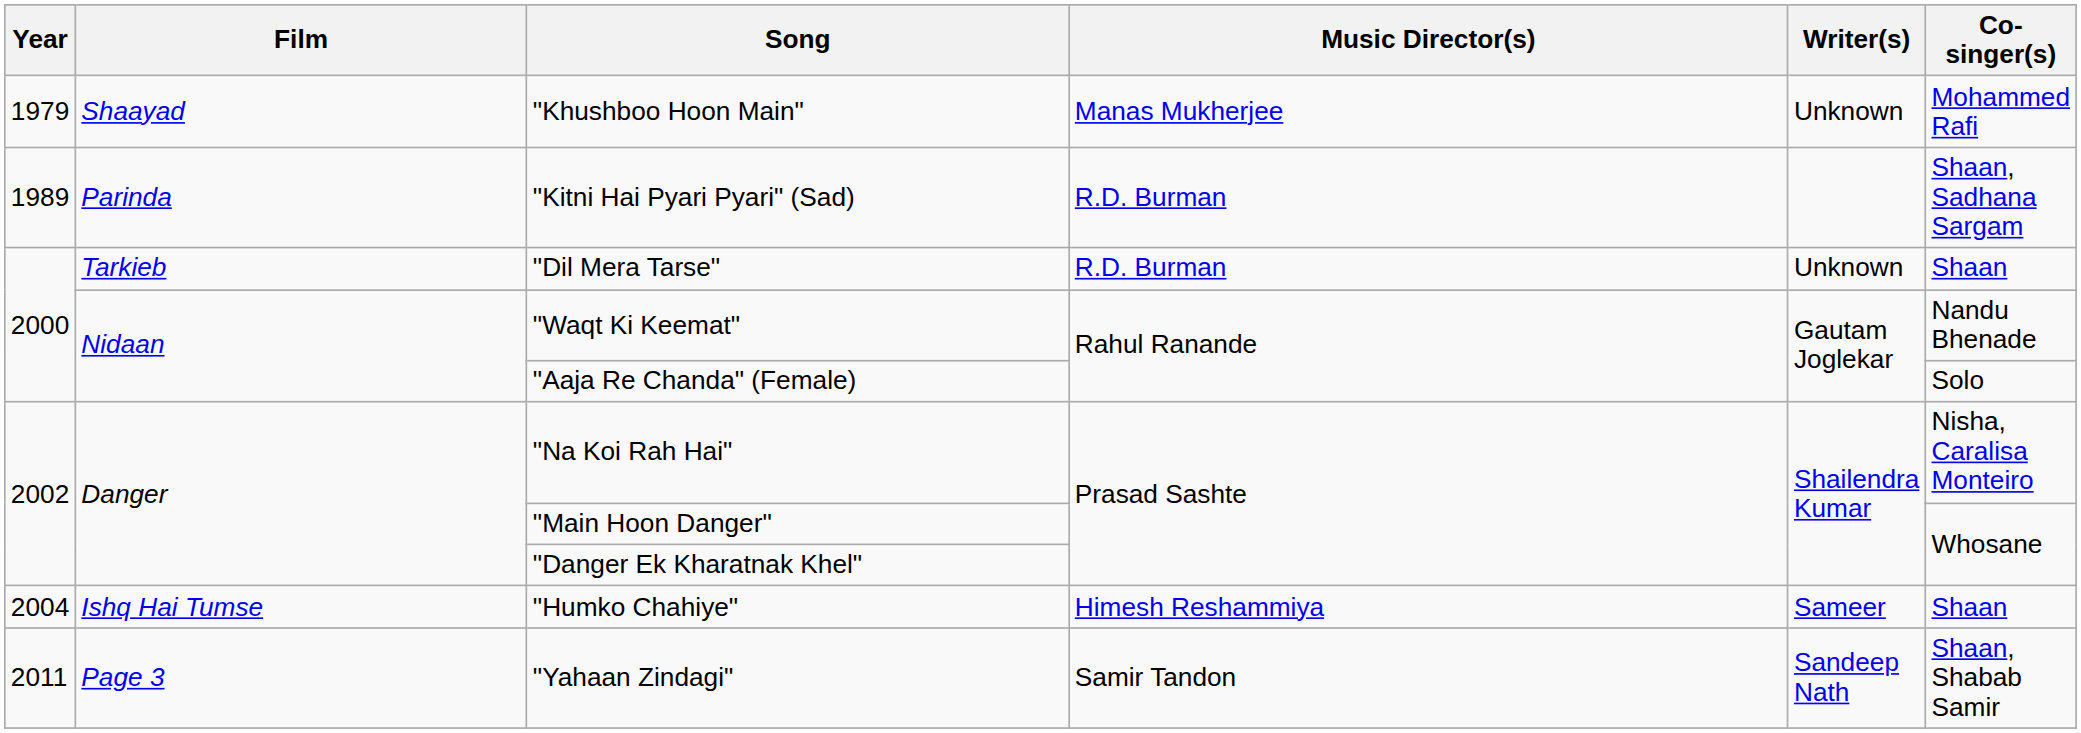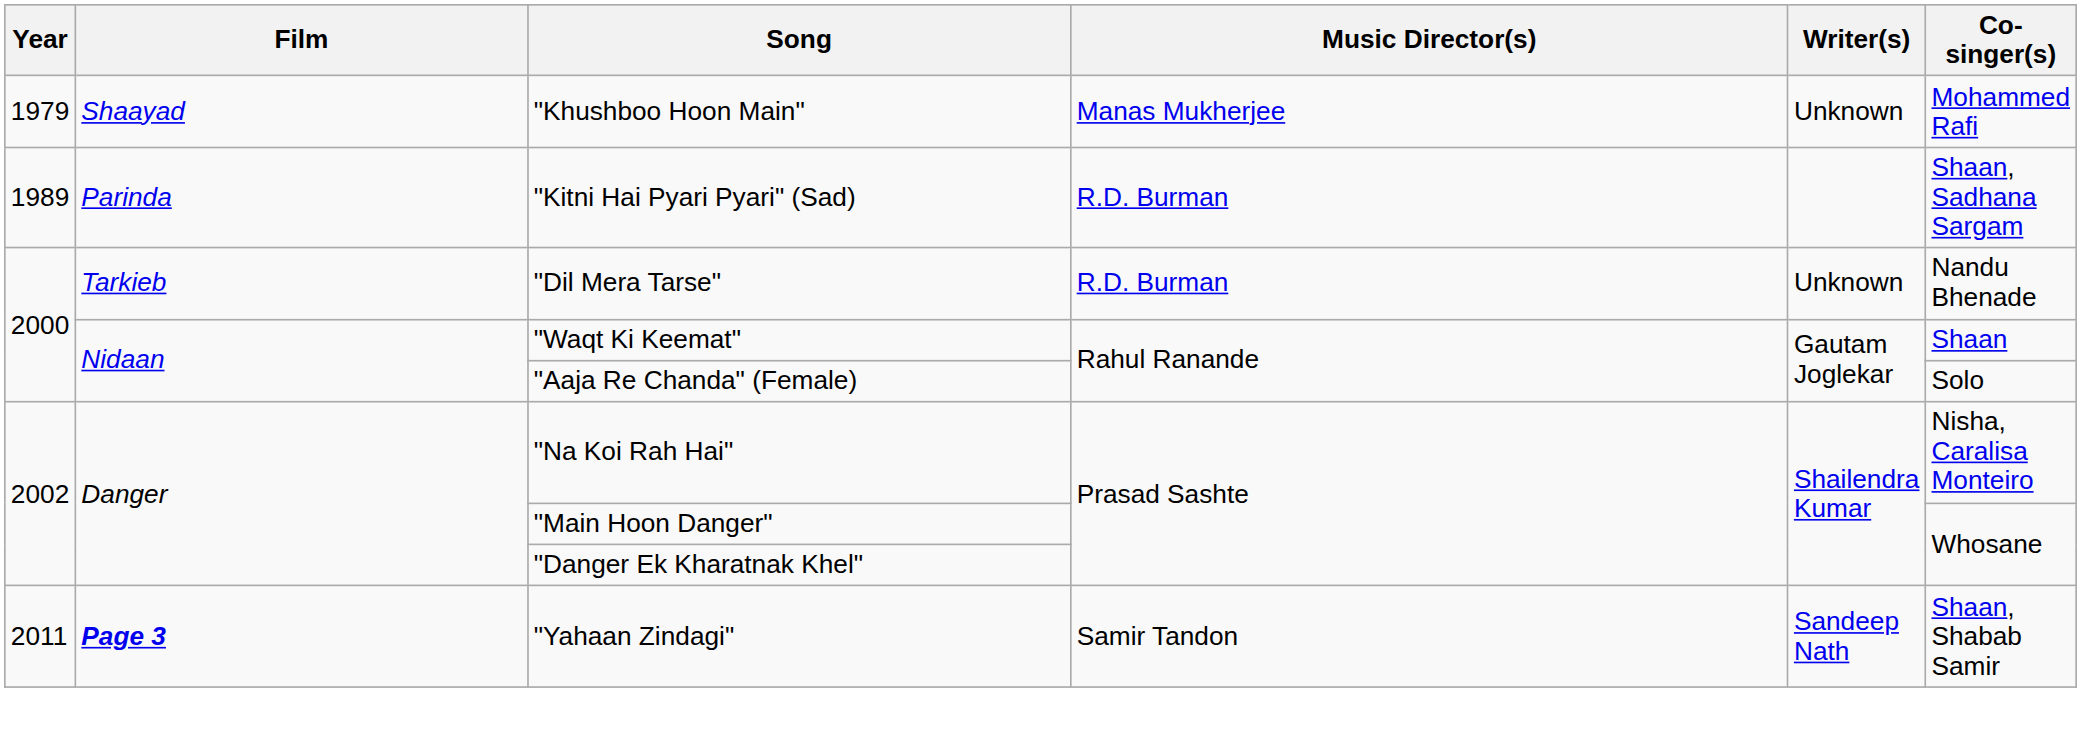(1969, 268) Shaan -> (1984, 282) Nandu Bhenade
(1984, 324) Nandu Bhenade -> (1969, 339) Shaan
- row: (636, 606)
(123, 677) normal -> (124, 636) bold
